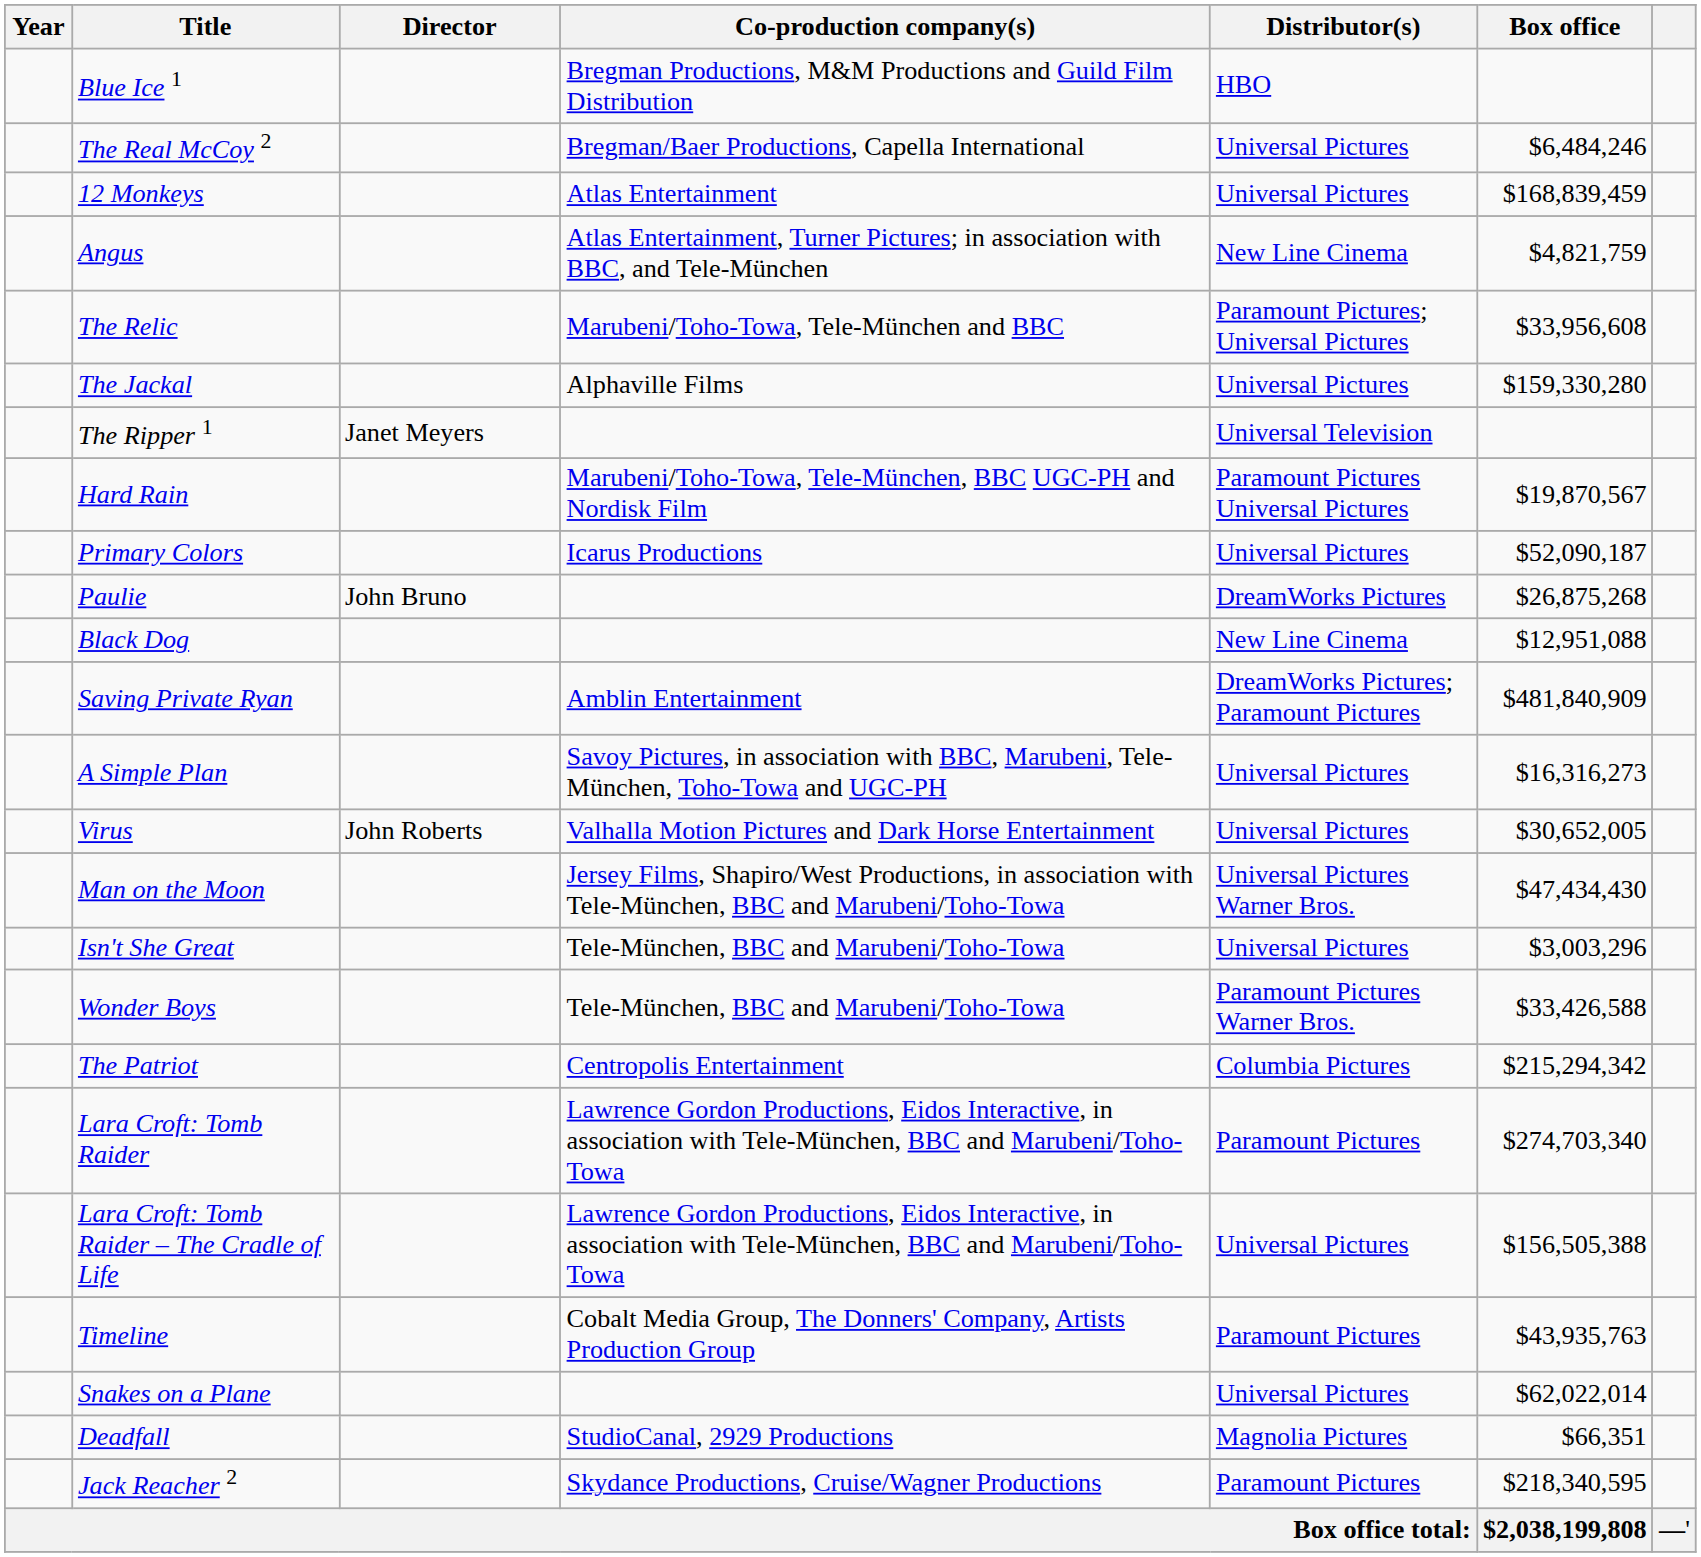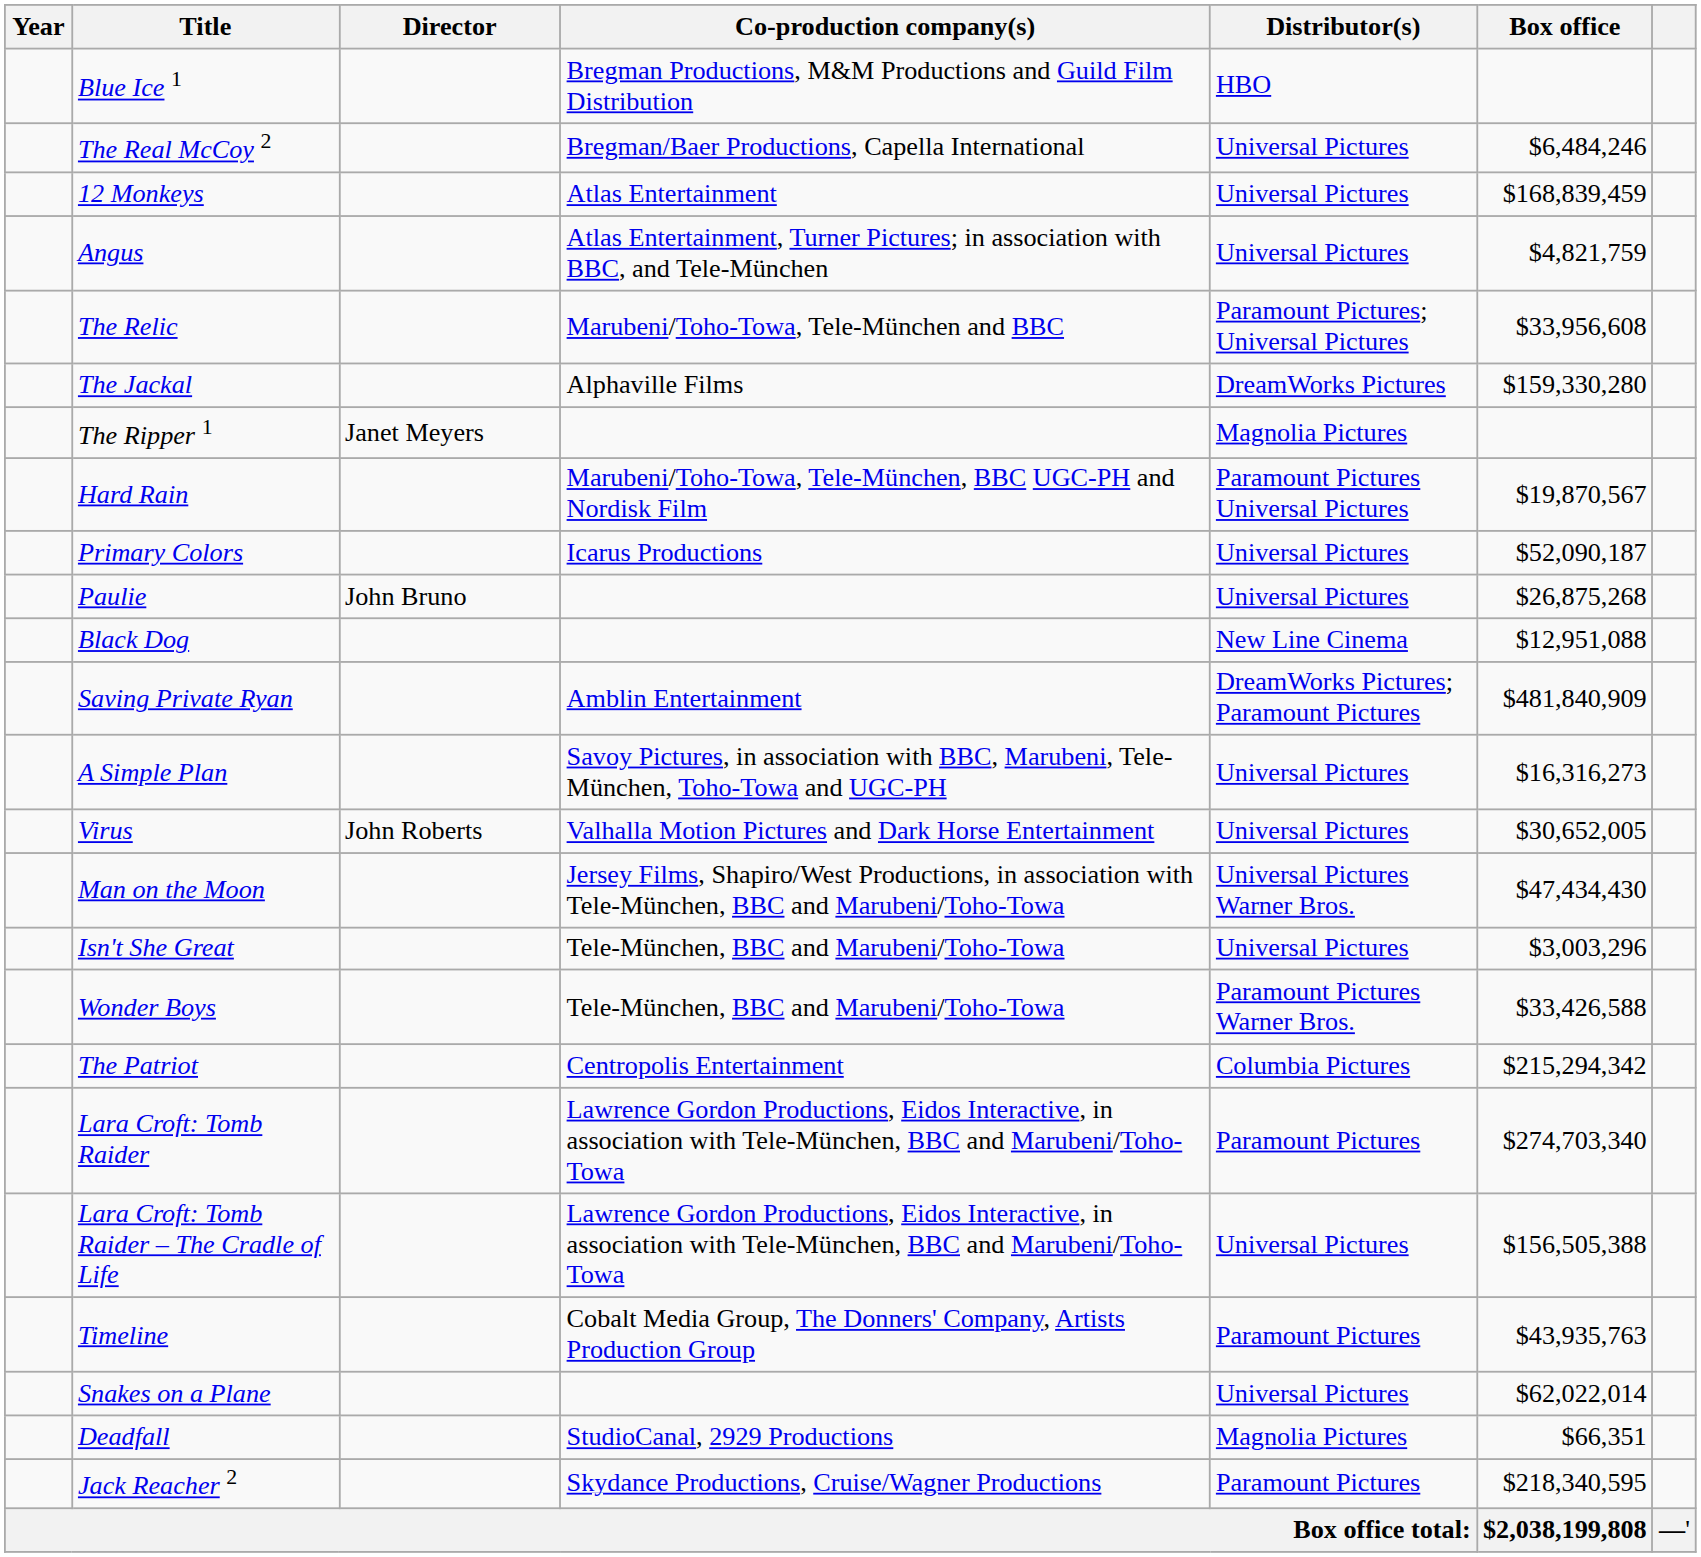(1312, 252) New Line Cinema -> (1312, 252) Universal Pictures
(1312, 385) Universal Pictures -> (1331, 385) DreamWorks Pictures
(1324, 431) Universal Television -> (1312, 431) Magnolia Pictures
(1331, 595) DreamWorks Pictures -> (1312, 595) Universal Pictures
